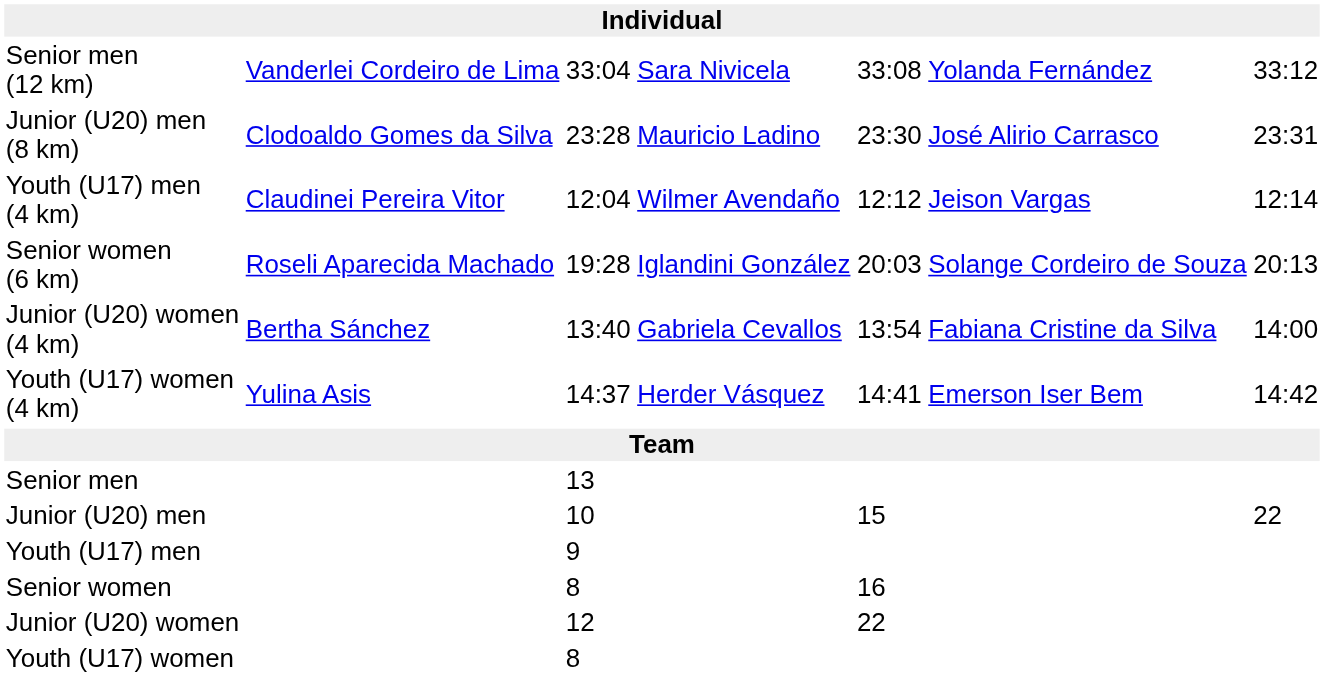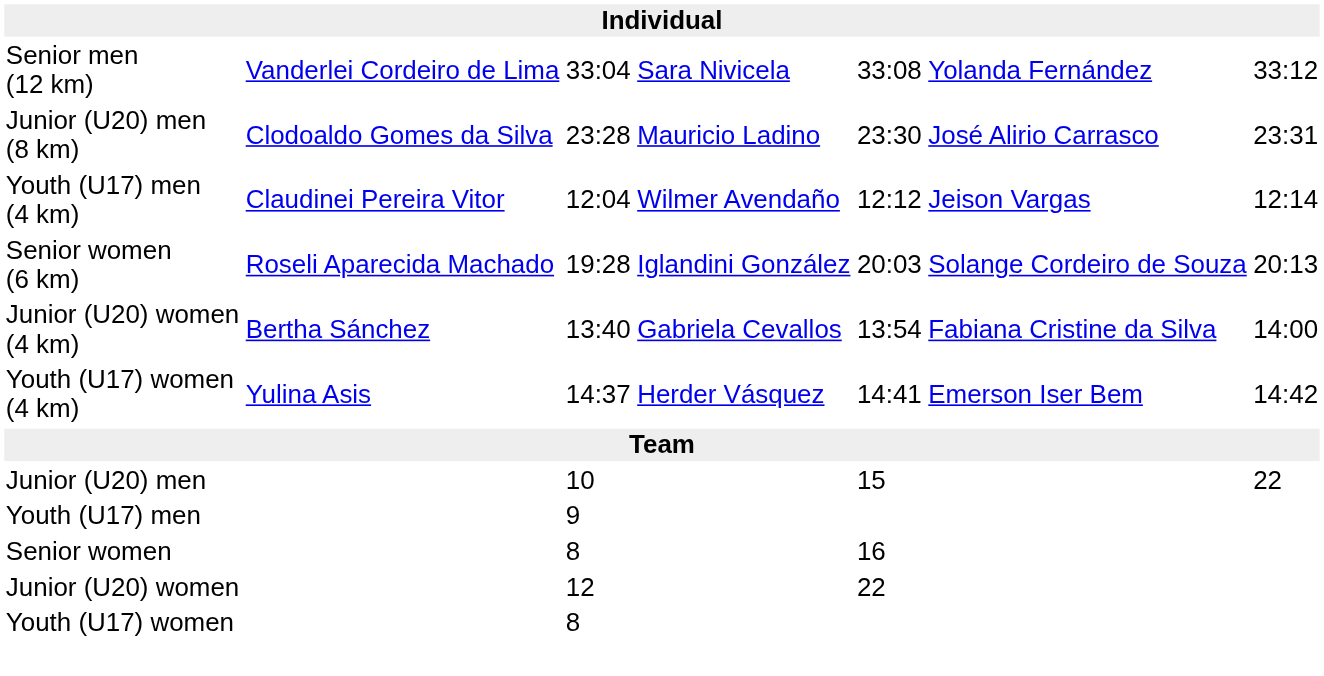- row: (72, 480)
